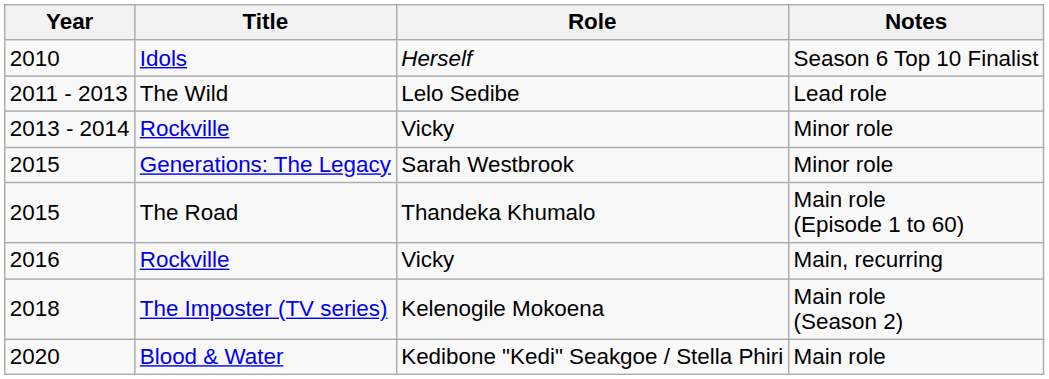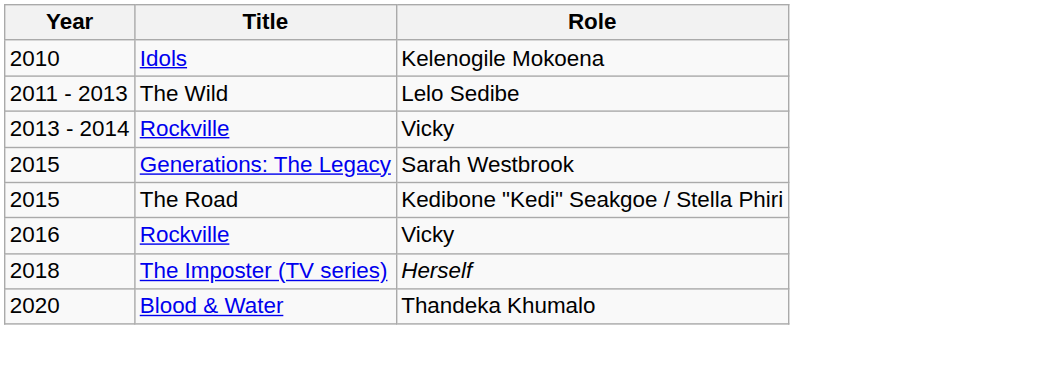- column: (916, 22)
(437, 57) Herself -> (503, 57) Kelenogile Mokoena
(498, 212) Thandeka Khumalo -> (592, 199) Kedibone "Kedi" Seakgoe / Stella Phiri
(503, 308) Kelenogile Mokoena -> (437, 270) Herself
(592, 356) Kedibone "Kedi" Seakgoe / Stella Phiri -> (498, 306) Thandeka Khumalo
